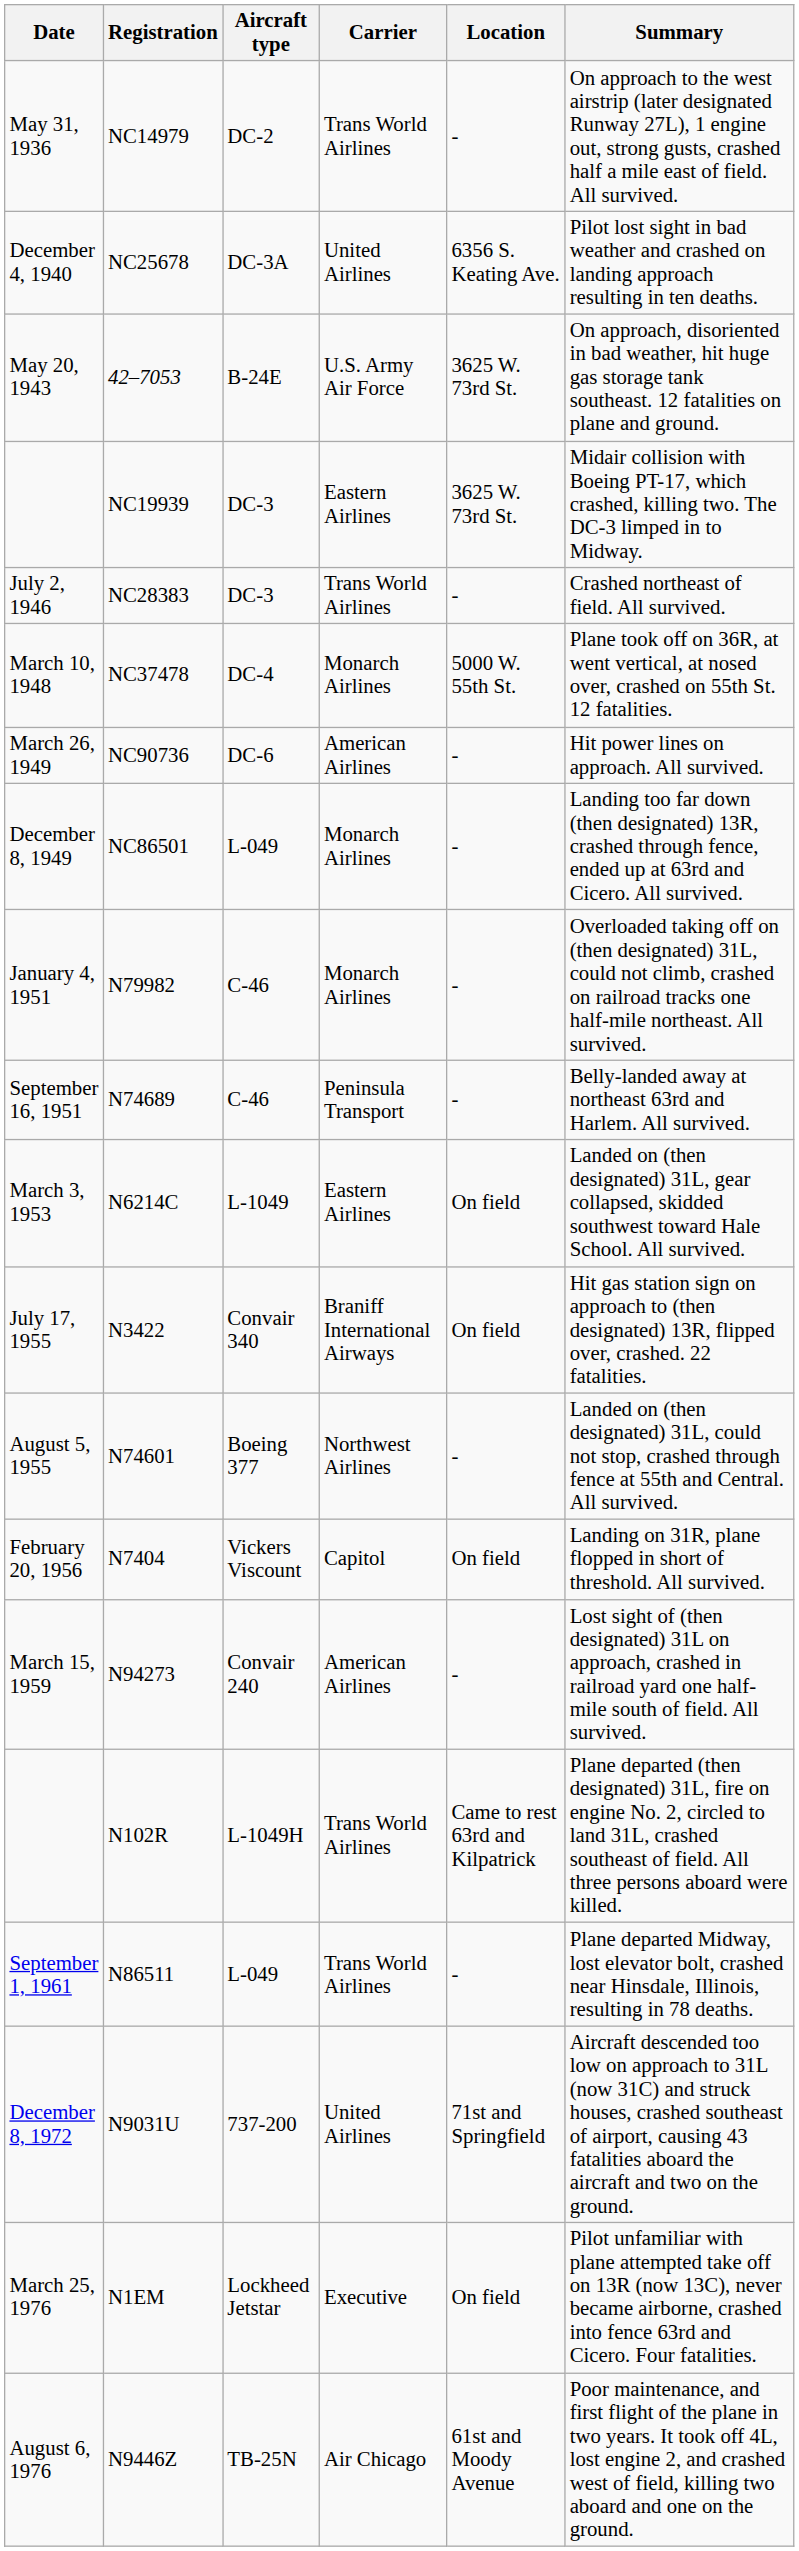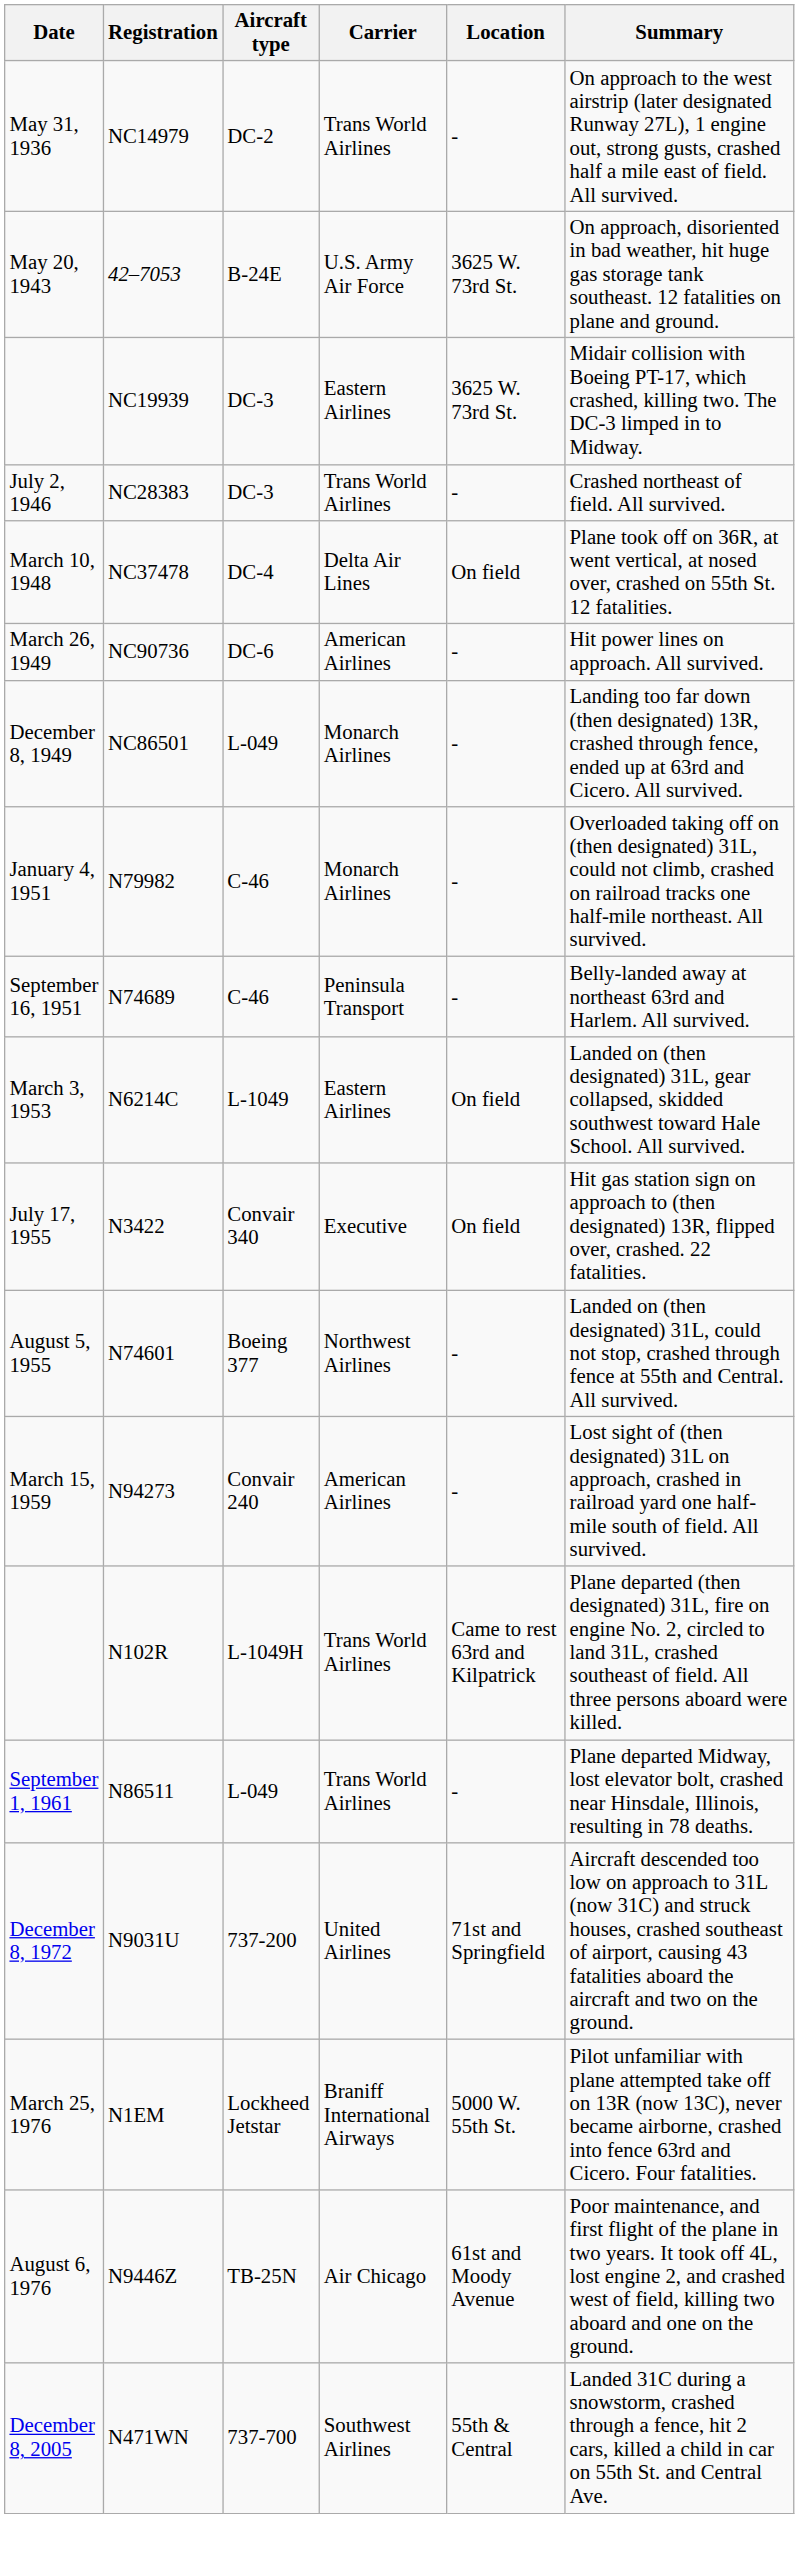- row: (148, 262)
(361, 675) Monarch Airlines -> (362, 572) Delta Air Lines
(486, 675) 5000 W. 55th St. -> (486, 572) On field
(377, 1329) Braniff International Airways -> (365, 1226) Executive
- row: (136, 1559)
(366, 2297) Executive -> (377, 2114) Braniff International Airways
(486, 2297) On field -> (486, 2114) 5000 W. 55th St.
+ row: (148, 2437)
